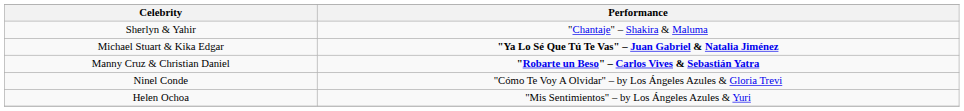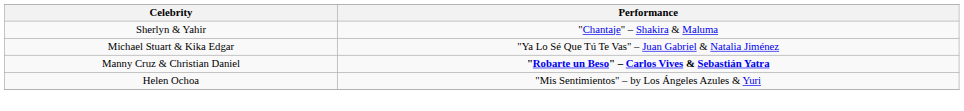(638, 47) bold -> (648, 47) normal
- row: (161, 81)
